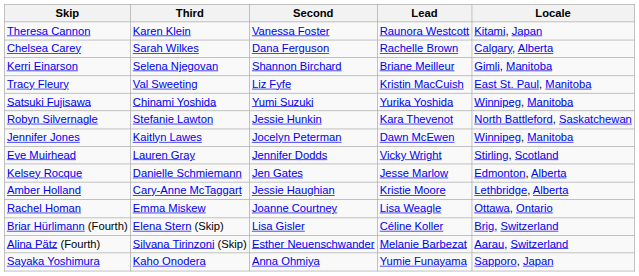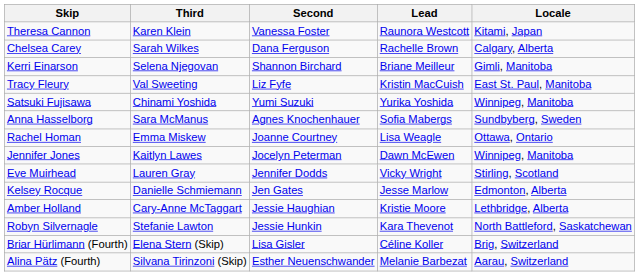+ row: (50, 119)
rows swapped: (44, 208) <-> (52, 119)
- row: (53, 262)
